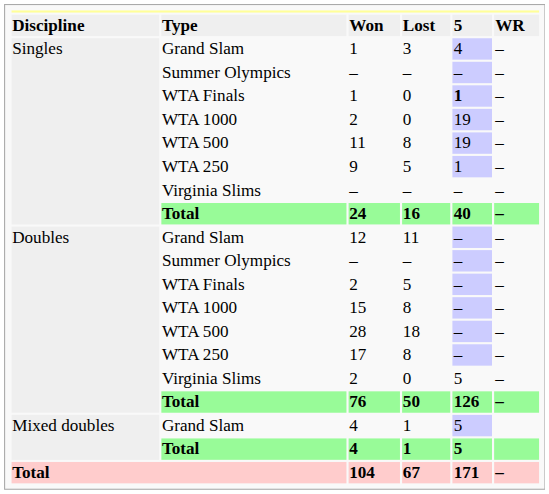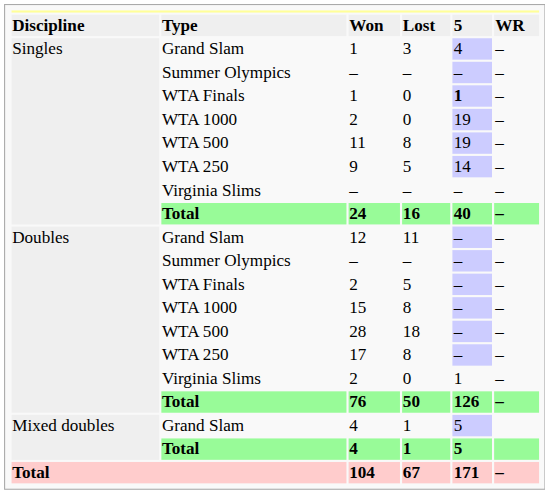(458, 166) 1 -> (462, 166) 14
(458, 378) 5 -> (458, 378) 1
